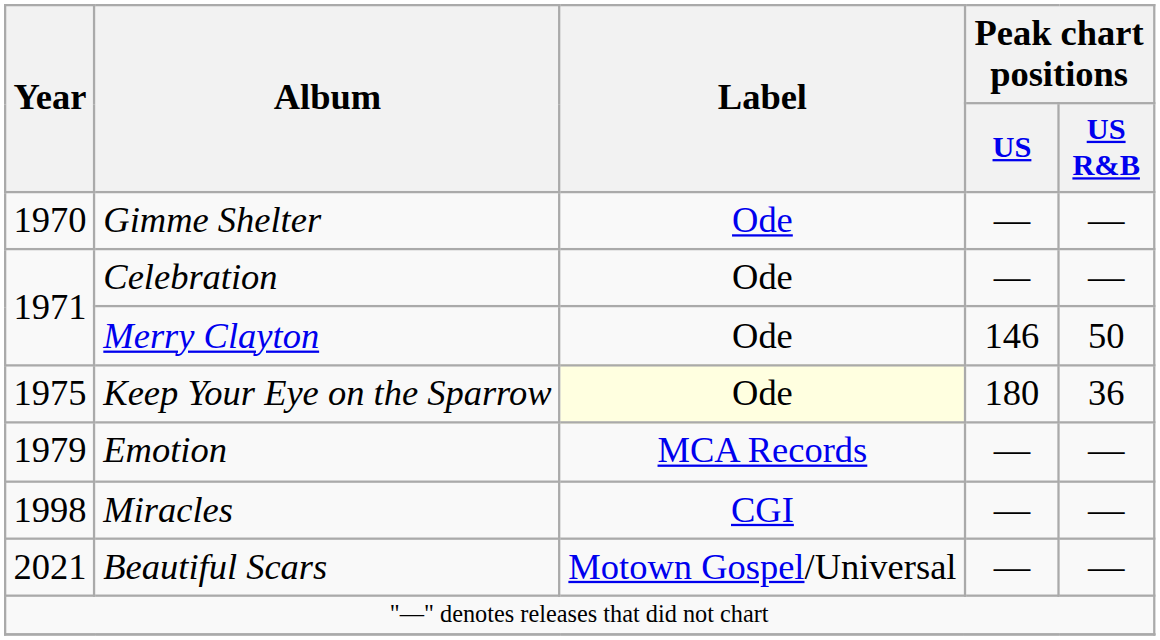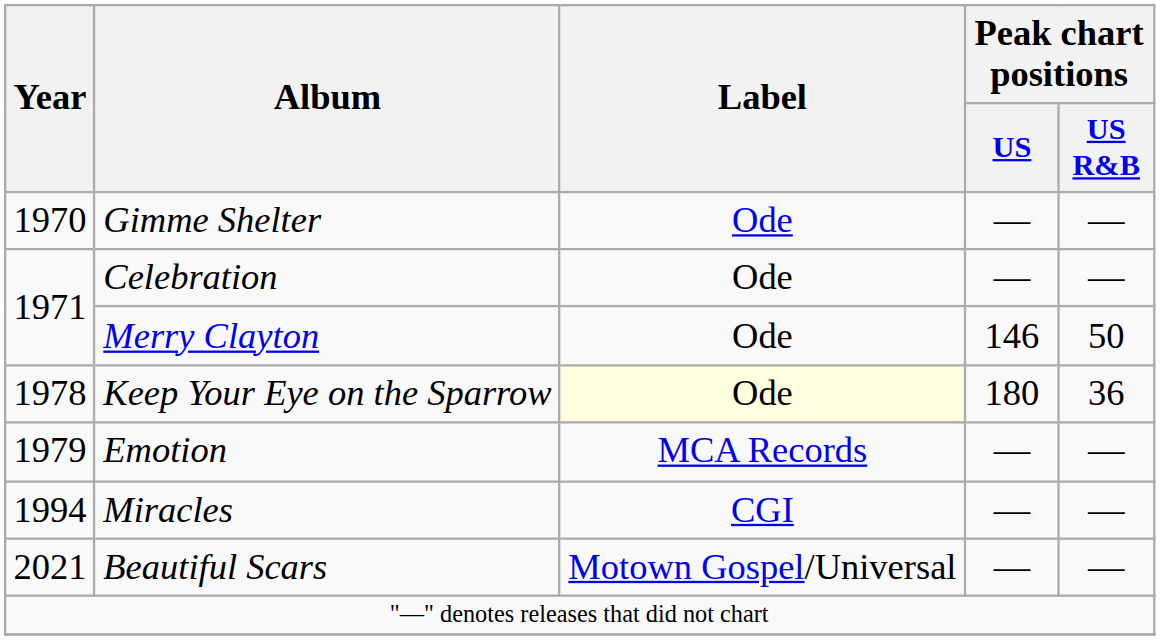(50, 393) 1975 -> (50, 393) 1978
(50, 508) 1998 -> (50, 508) 1994
